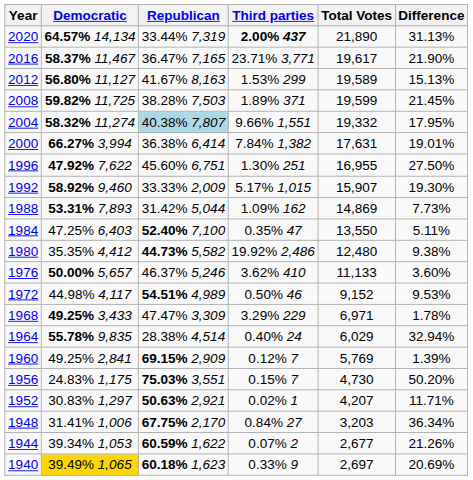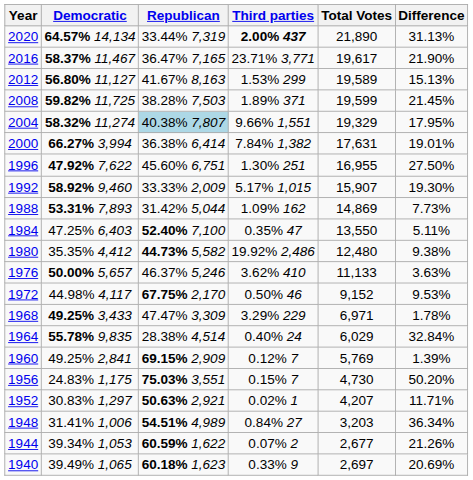(357, 122) 19,332 -> (357, 122) 19,329
(431, 272) 3.60% -> (431, 272) 3.63%
(183, 294) 54.51% 4,989 -> (183, 294) 67.75% 2,170
(431, 337) 32.94% -> (431, 337) 32.84%
(183, 422) 67.75% 2,170 -> (183, 422) 54.51% 4,989
(90, 465) gold background -> (90, 465) no background
